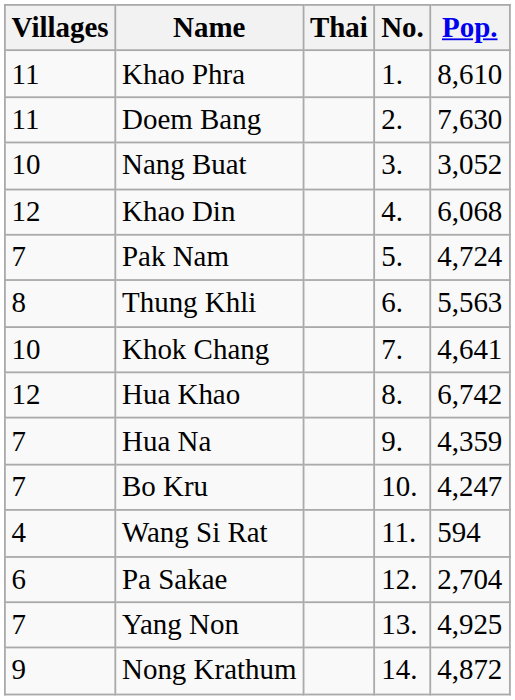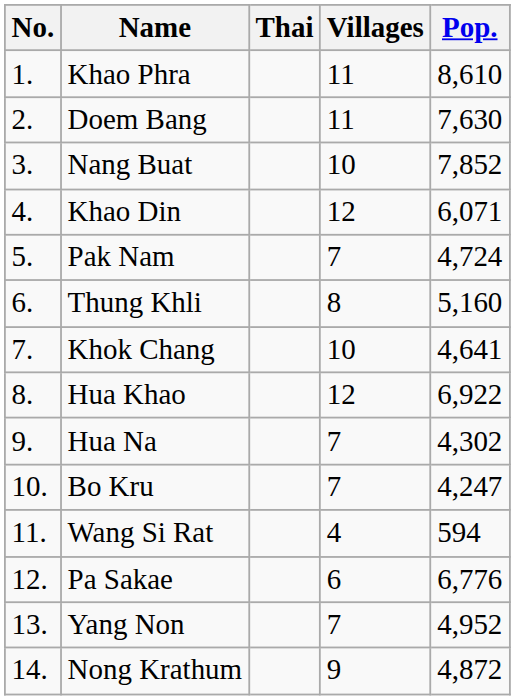columns swapped: (403, 27) <-> (60, 27)
(470, 165) 3,052 -> (470, 165) 7,852
(470, 211) 6,068 -> (470, 211) 6,071
(470, 303) 5,563 -> (470, 303) 5,160
(470, 394) 6,742 -> (470, 394) 6,922
(470, 440) 4,359 -> (470, 440) 4,302
(470, 578) 2,704 -> (470, 578) 6,776
(470, 624) 4,925 -> (470, 624) 4,952
